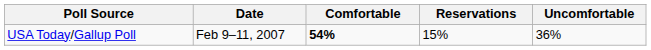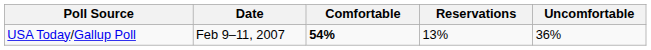(435, 34) 15% -> (435, 34) 13%
